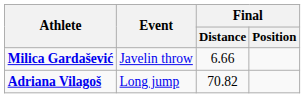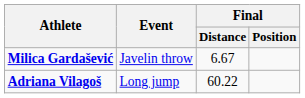(223, 59) 6.66 -> (223, 59) 6.67
(223, 81) 70.82 -> (223, 81) 60.22
